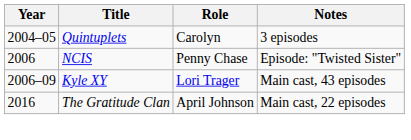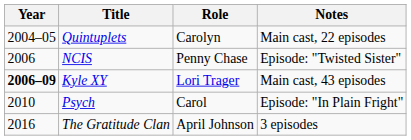(289, 37) 3 episodes -> (323, 37) Main cast, 22 episodes
(32, 80) normal -> (32, 80) bold
+ row: (79, 102)
(323, 102) Main cast, 22 episodes -> (289, 124) 3 episodes
